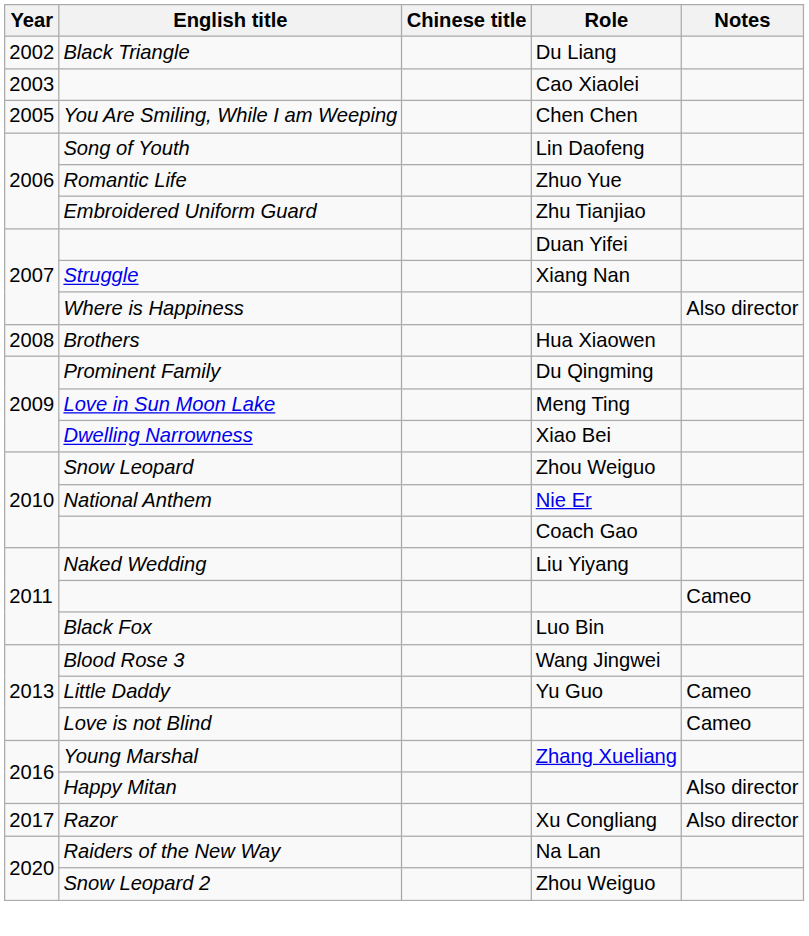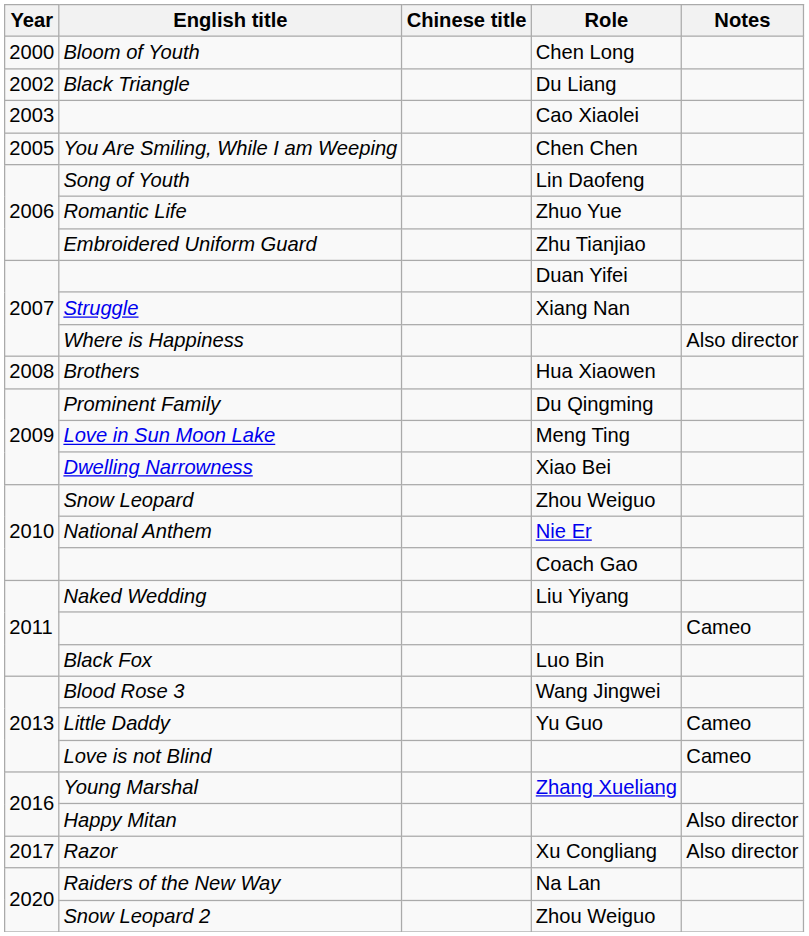+ row: (132, 52)
